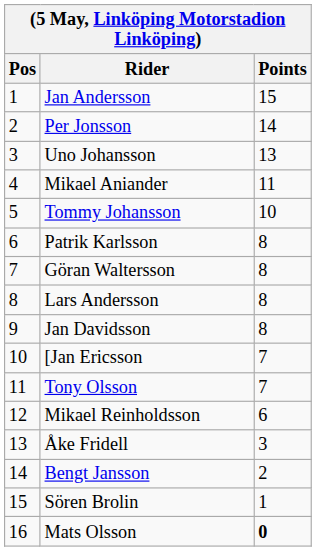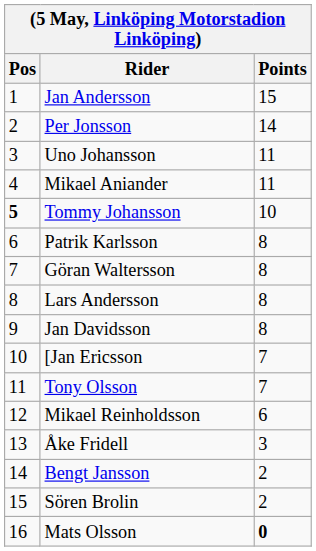(267, 155) 13 -> (267, 155) 11
(13, 213) normal -> (13, 213) bold
(263, 502) 1 -> (263, 502) 2
